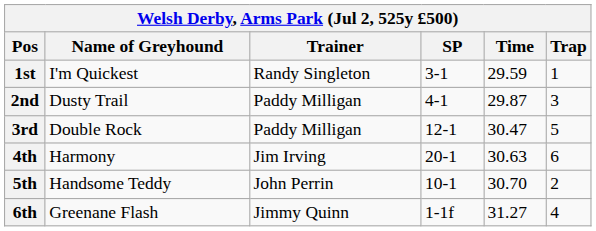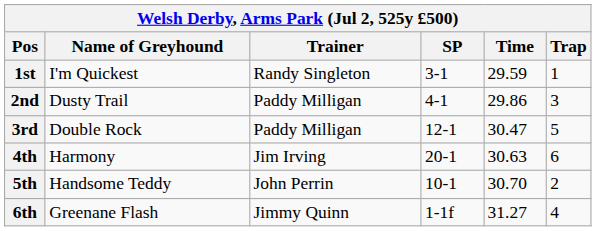(507, 101) 29.87 -> (507, 101) 29.86
